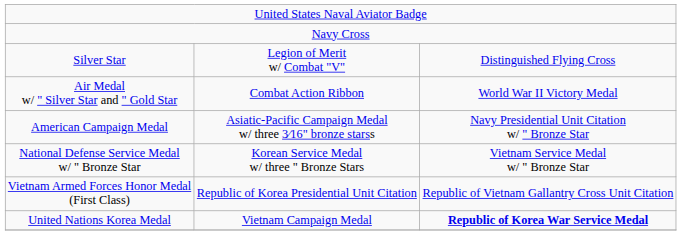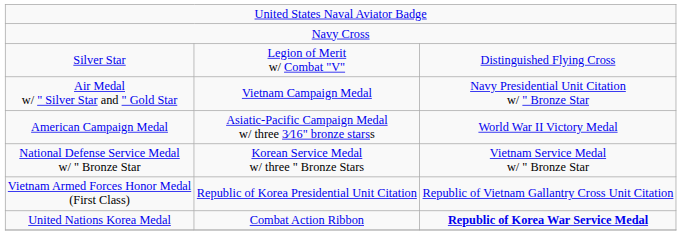(307, 93) Combat Action Ribbon -> (307, 93) Vietnam Campaign Medal
(548, 93) World War II Victory Medal -> (548, 93) Navy Presidential Unit Citation w/ " Bronze Star
(548, 127) Navy Presidential Unit Citation w/ " Bronze Star -> (548, 127) World War II Victory Medal
(307, 220) Vietnam Campaign Medal -> (307, 220) Combat Action Ribbon
